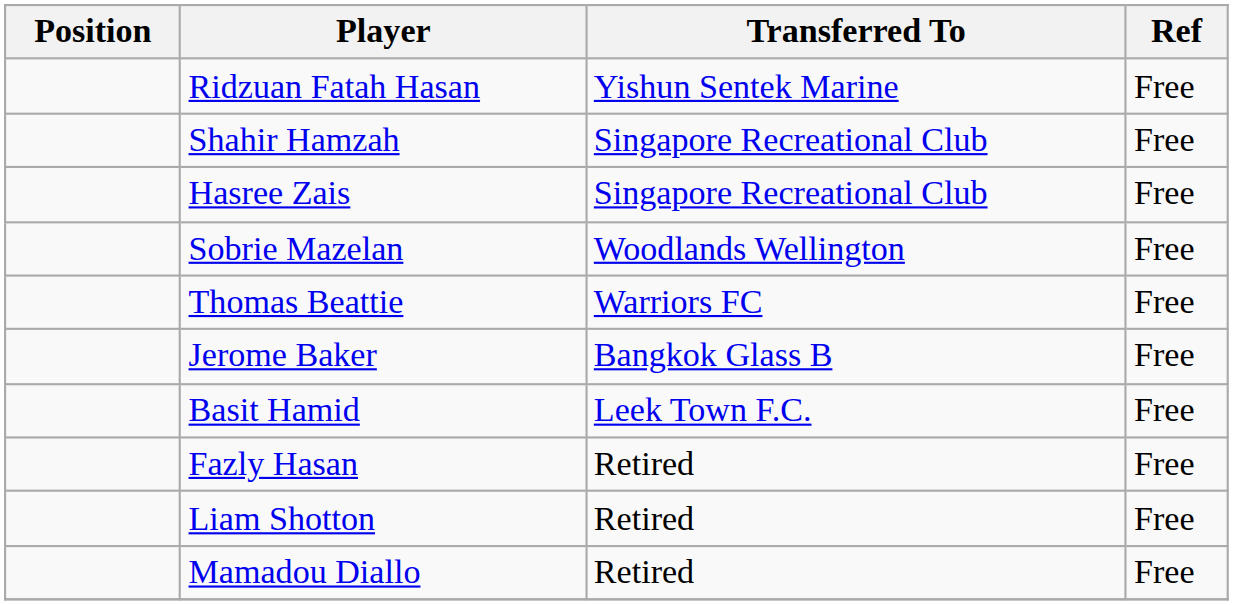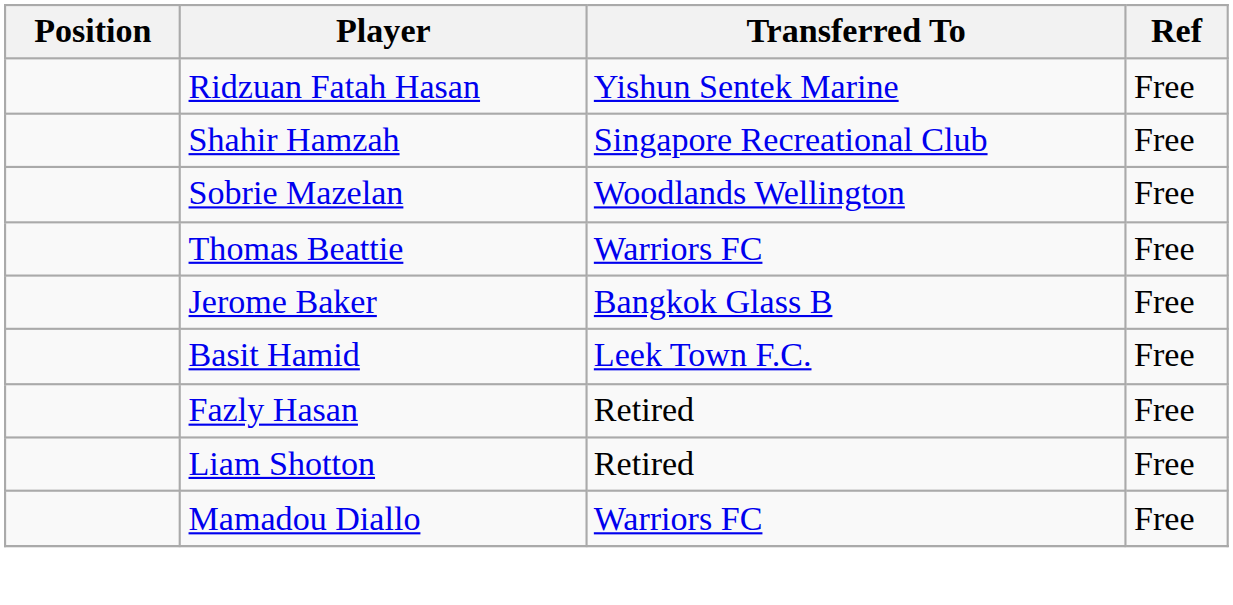- row: (269, 193)
(644, 572) Retired -> (678, 517) Warriors FC
